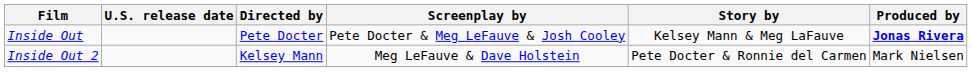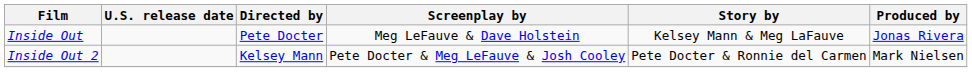(477, 35) Pete Docter & Meg LeFauve & Josh Cooley -> (477, 35) Meg LeFauve & Dave Holstein
(918, 35) bold -> (918, 35) normal
(477, 56) Meg LeFauve & Dave Holstein -> (477, 56) Pete Docter & Meg LeFauve & Josh Cooley
